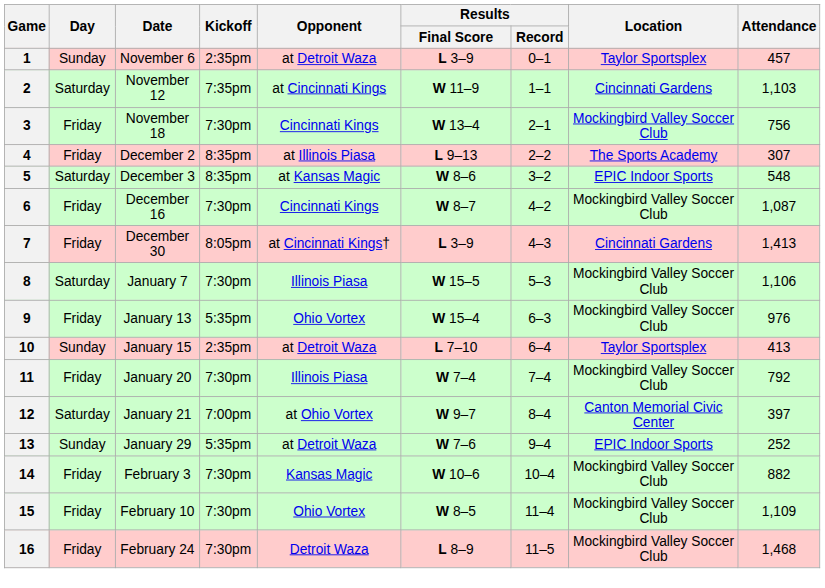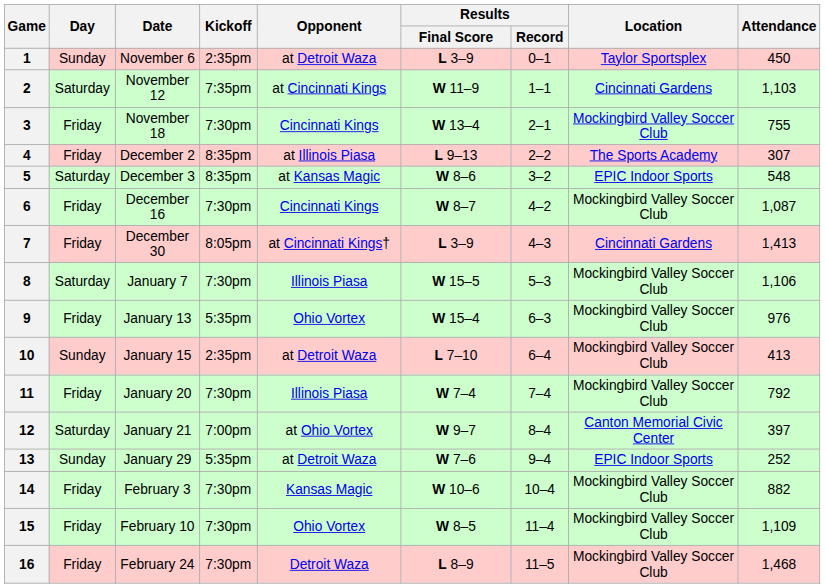(779, 59) 457 -> (779, 59) 450
(779, 125) 756 -> (779, 125) 755
(654, 348) Taylor Sportsplex -> (654, 356) Mockingbird Valley Soccer Club
